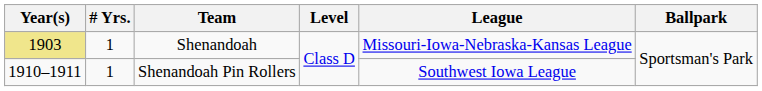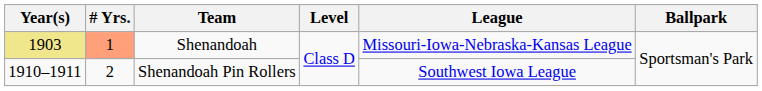(110, 45) no background -> (110, 45) lightsalmon background
(110, 72) 1 -> (110, 72) 2
